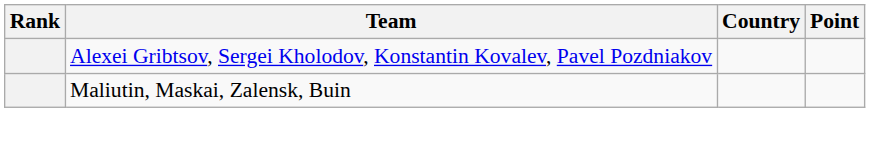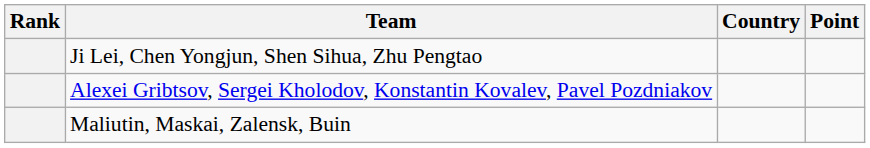+ row: (276, 55)
